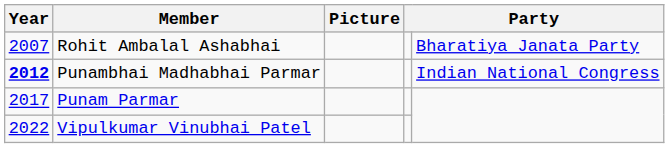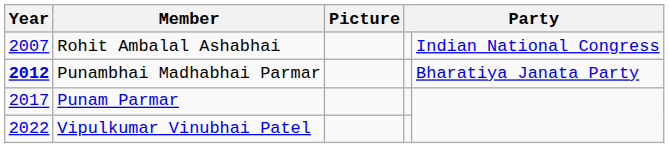(528, 46) Bharatiya Janata Party -> (538, 46) Indian National Congress
(538, 74) Indian National Congress -> (528, 74) Bharatiya Janata Party
